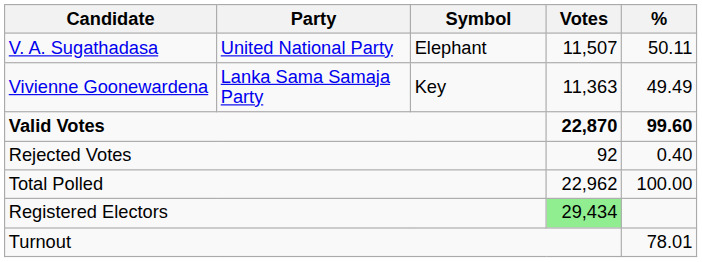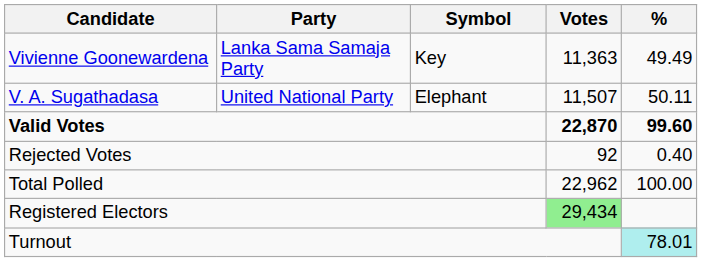rows swapped: (83, 47) <-> (108, 87)
(670, 241) no background -> (670, 241) paleturquoise background
